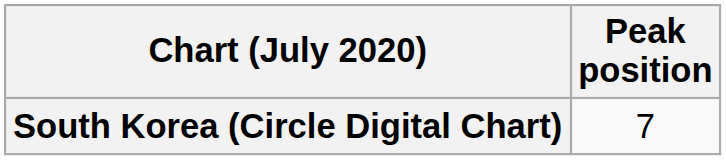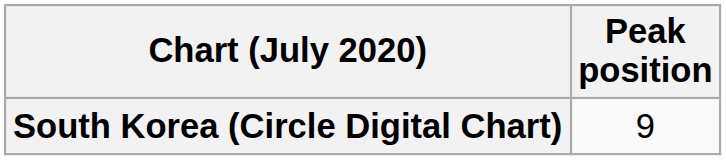(645, 125) 7 -> (645, 125) 9
